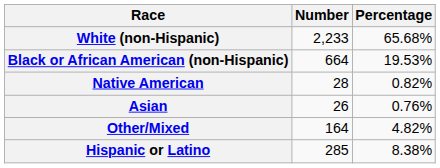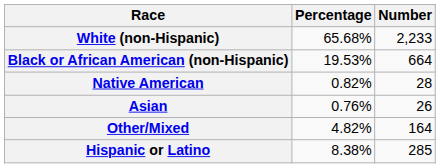columns swapped: (322, 15) <-> (394, 15)
